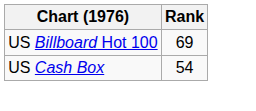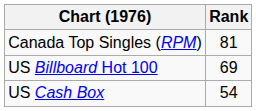+ row: (105, 42)
